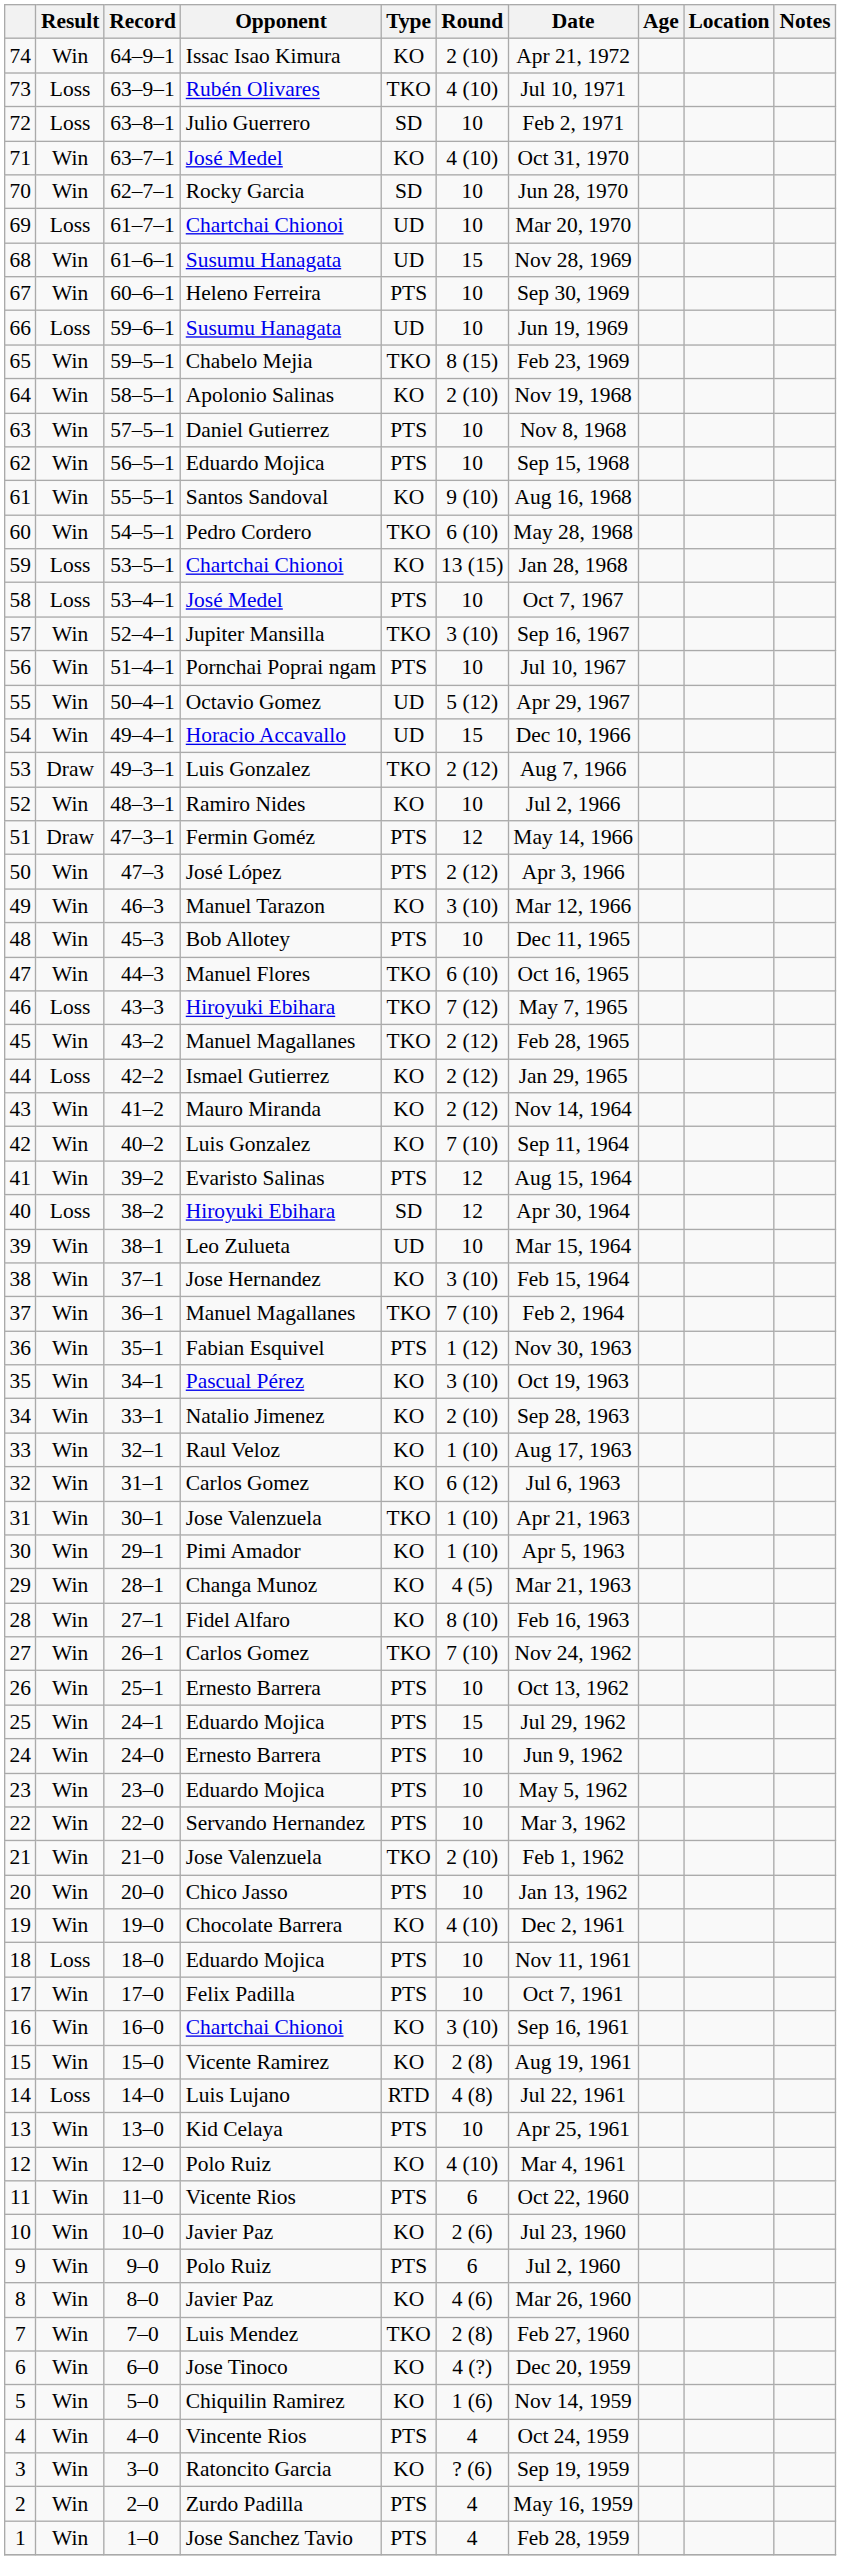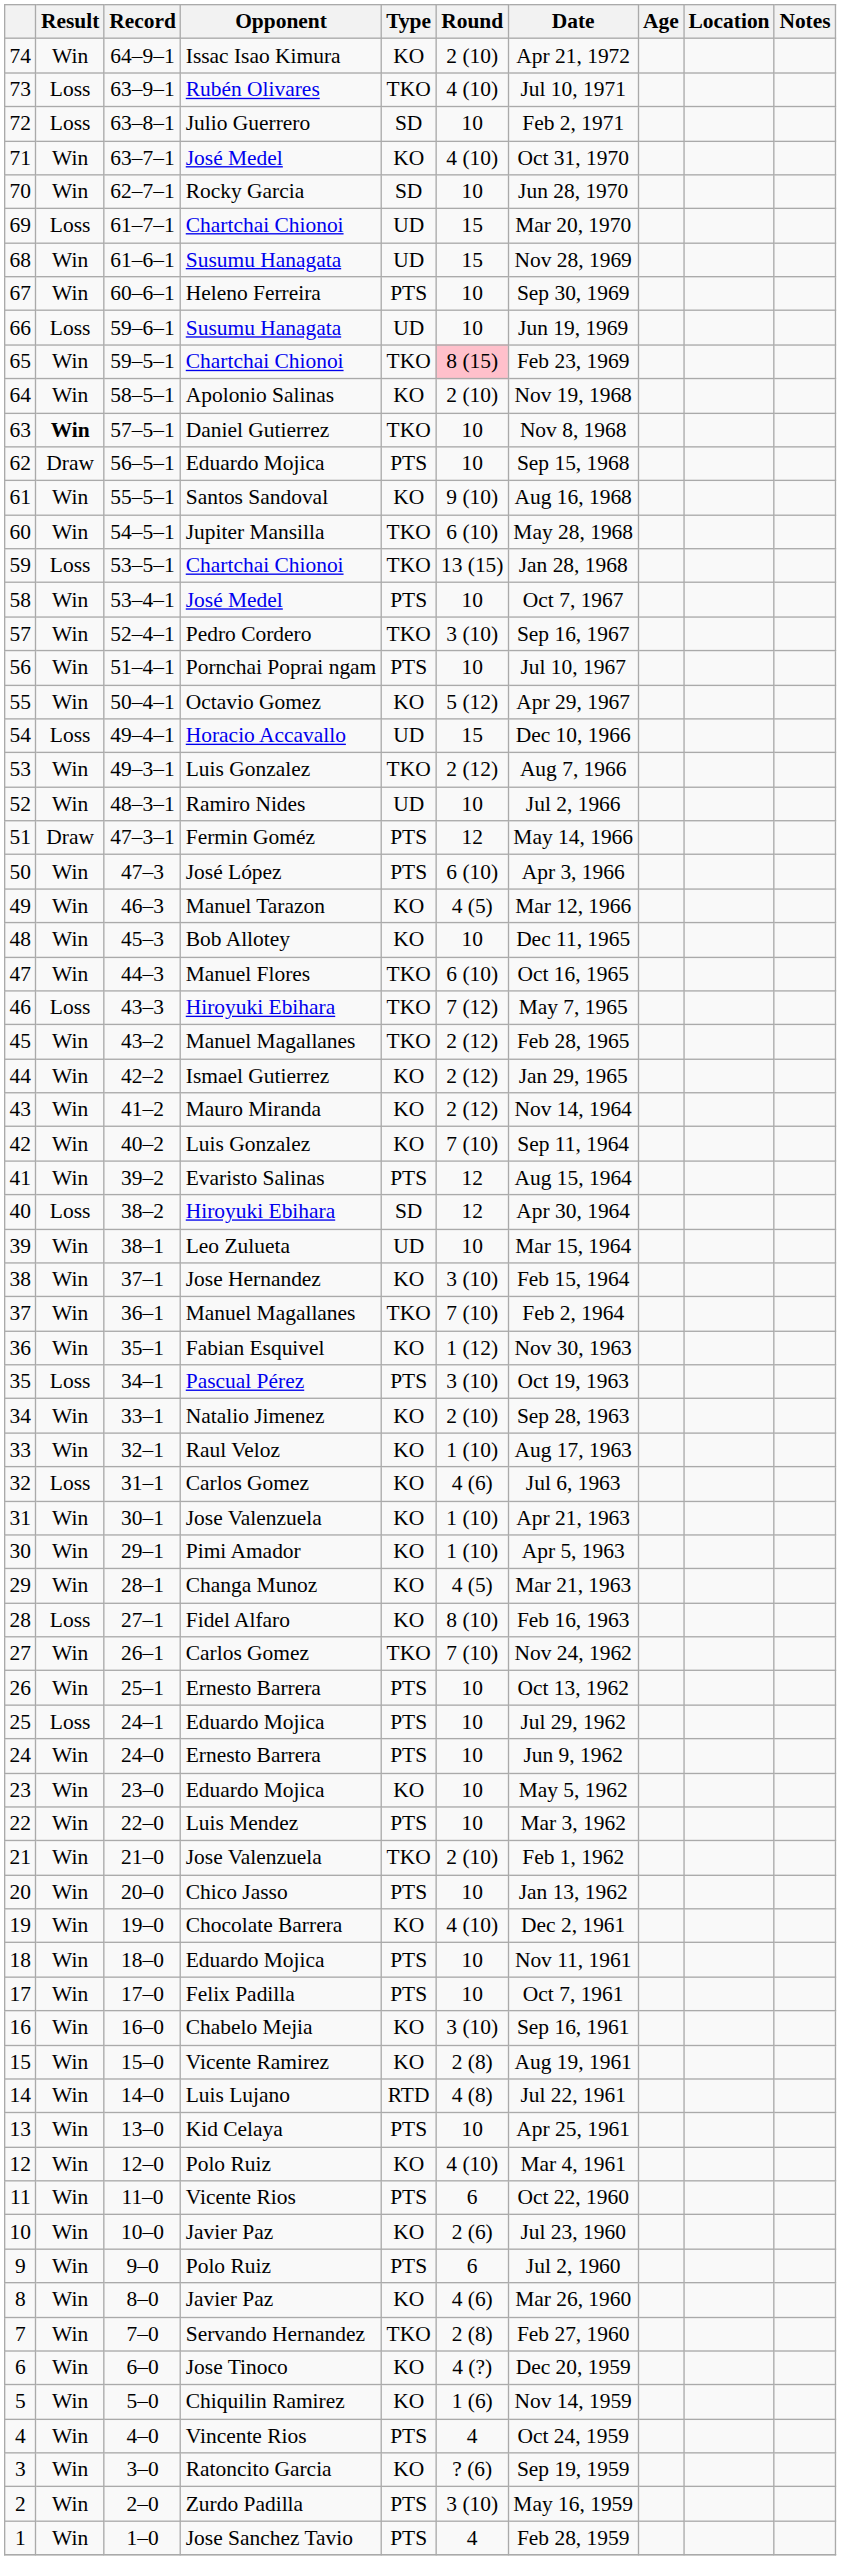(472, 225) 10 -> (472, 225) 15
(249, 361) Chabelo Mejia -> (265, 361) Chartchai Chionoi
(472, 361) no background -> (472, 361) pink background
(70, 429) normal -> (70, 429) bold
(409, 429) PTS -> (409, 429) TKO
(70, 463) Win -> (70, 463) Draw
(249, 531) Pedro Cordero -> (255, 531) Jupiter Mansilla
(409, 565) KO -> (409, 565) TKO
(70, 599) Loss -> (70, 599) Win
(255, 633) Jupiter Mansilla -> (249, 633) Pedro Cordero
(409, 701) UD -> (409, 701) KO
(70, 735) Win -> (70, 735) Loss
(70, 769) Draw -> (70, 769) Win
(409, 803) KO -> (409, 803) UD
(472, 871) 2 (12) -> (472, 871) 6 (10)
(472, 905) 3 (10) -> (472, 905) 4 (5)
(409, 939) PTS -> (409, 939) KO
(70, 1075) Loss -> (70, 1075) Win
(409, 1347) PTS -> (409, 1347) KO
(70, 1381) Win -> (70, 1381) Loss
(409, 1381) KO -> (409, 1381) PTS
(70, 1483) Win -> (70, 1483) Loss
(472, 1483) 6 (12) -> (472, 1483) 4 (6)
(409, 1517) TKO -> (409, 1517) KO
(70, 1619) Win -> (70, 1619) Loss
(70, 1721) Win -> (70, 1721) Loss
(472, 1721) 15 -> (472, 1721) 10
(409, 1789) PTS -> (409, 1789) KO
(275, 1823) Servando Hernandez -> (242, 1823) Luis Mendez
(70, 1959) Loss -> (70, 1959) Win
(265, 2027) Chartchai Chionoi -> (249, 2027) Chabelo Mejia
(70, 2095) Loss -> (70, 2095) Win
(242, 2333) Luis Mendez -> (275, 2333) Servando Hernandez
(472, 2503) 4 -> (472, 2503) 3 (10)
